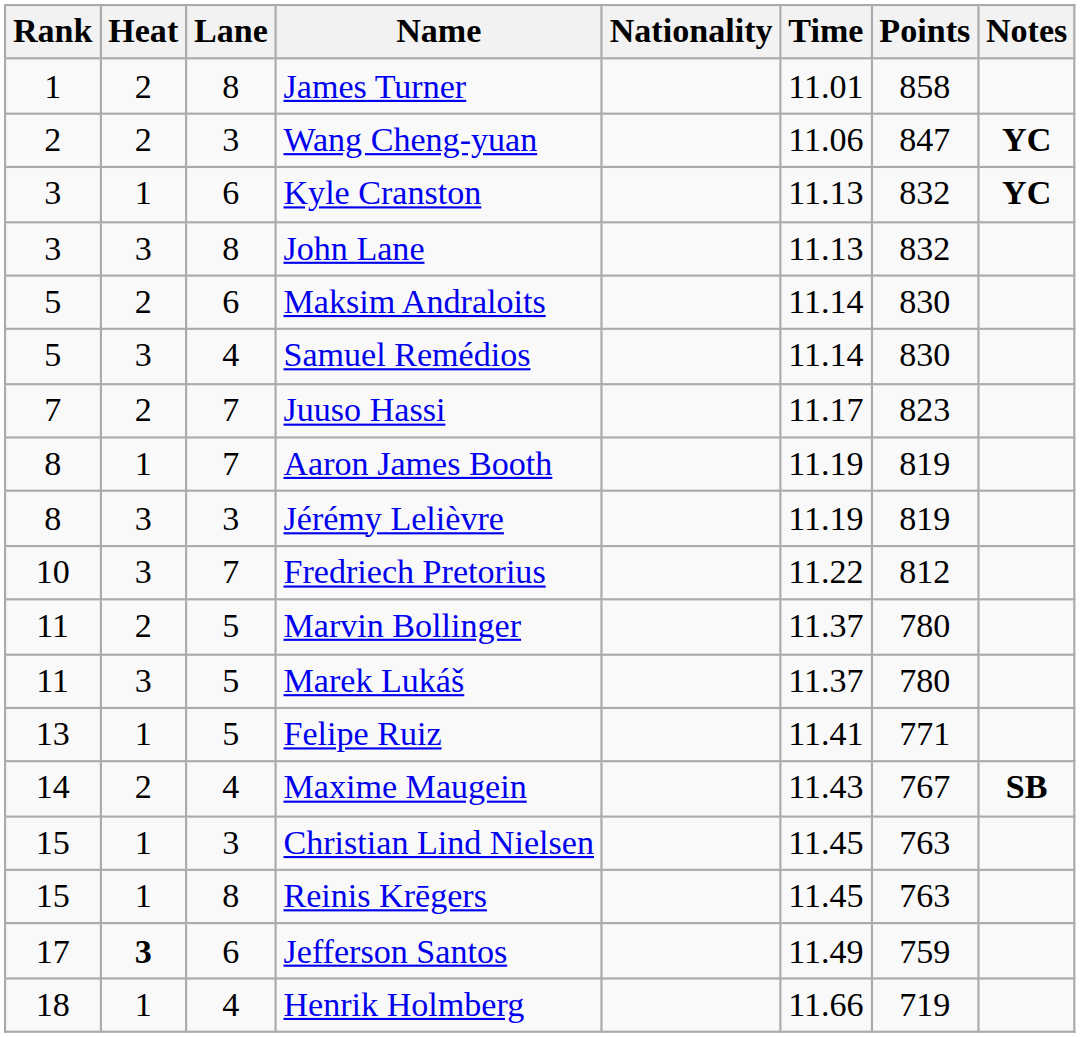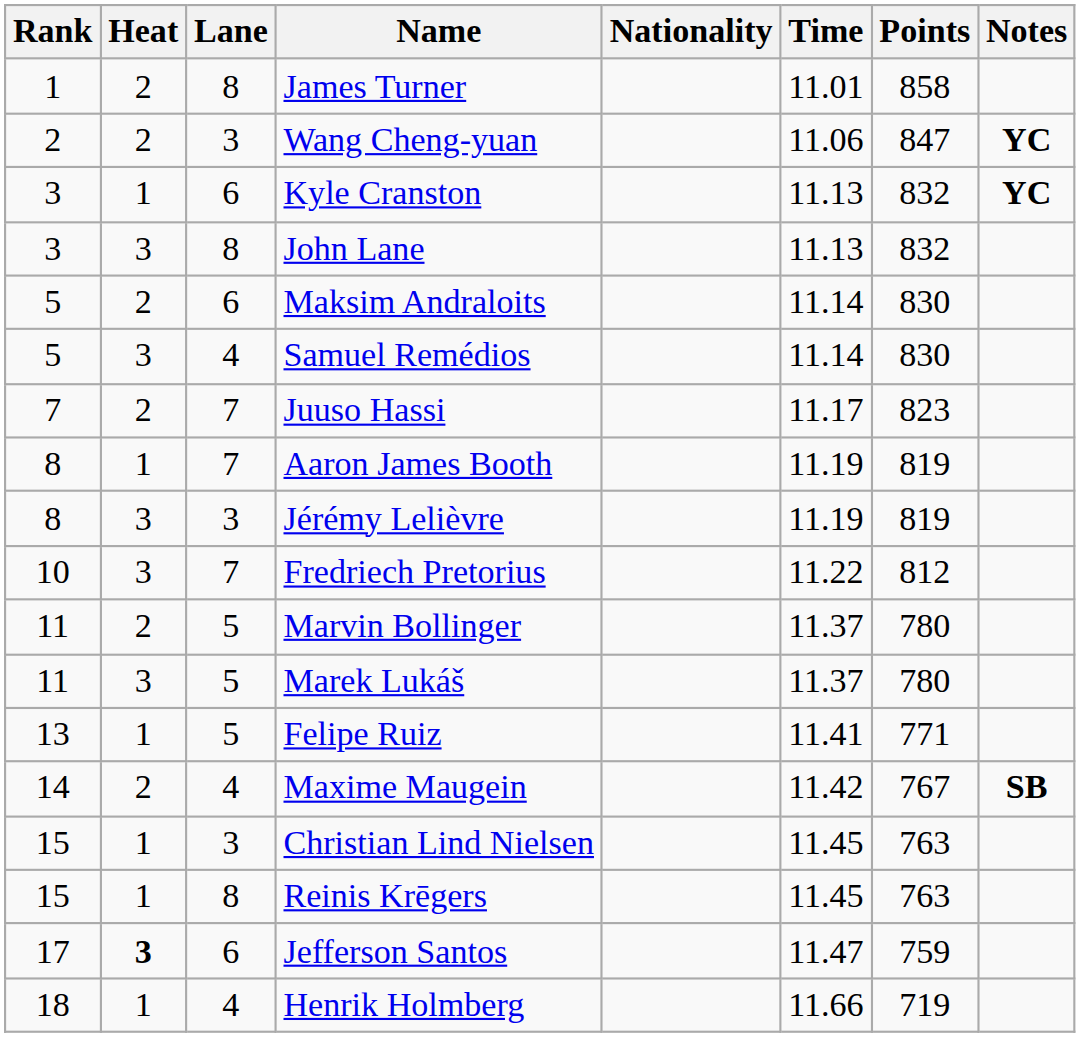(826, 788) 11.43 -> (826, 788) 11.42
(826, 950) 11.49 -> (826, 950) 11.47
